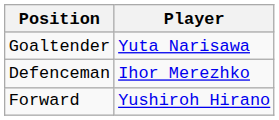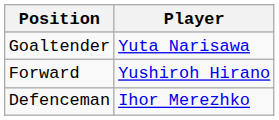rows swapped: (59, 74) <-> (44, 101)
